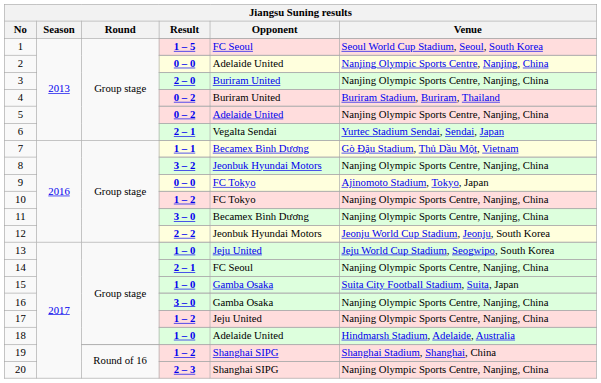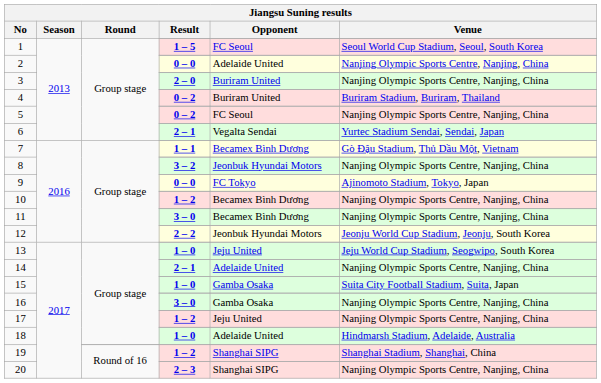(248, 115) Adelaide United -> (233, 115) FC Seoul
(234, 200) FC Tokyo -> (261, 200) Becamex Bình Dương
(233, 268) FC Seoul -> (248, 268) Adelaide United
